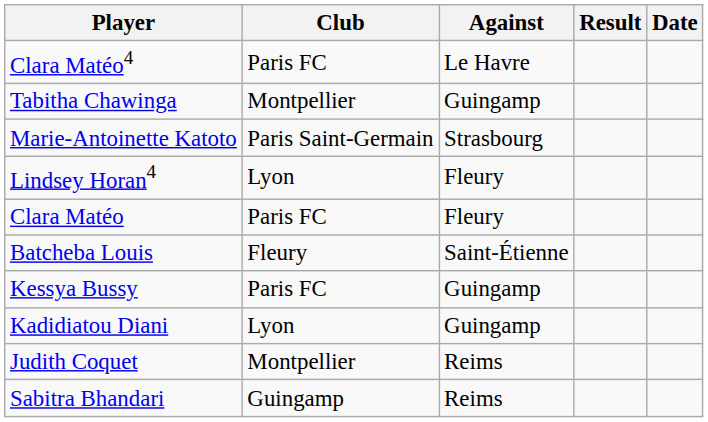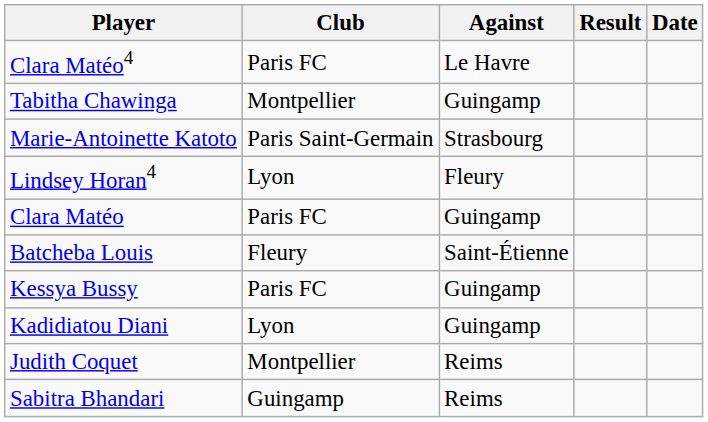(474, 216) Fleury -> (492, 216) Guingamp
